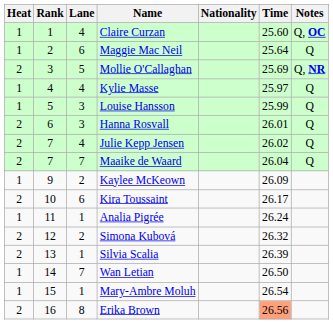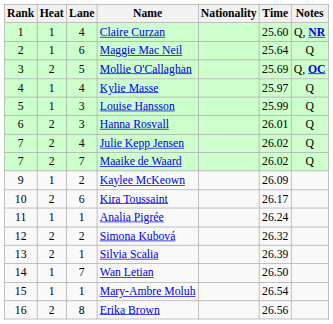columns swapped: (50, 13) <-> (19, 13)
(310, 32) Q, OC -> (310, 32) Q, NR
(310, 69) Q, NR -> (310, 69) Q, OC
(275, 161) 26.04 -> (275, 161) 26.02
(275, 310) lightsalmon background -> (275, 310) no background
